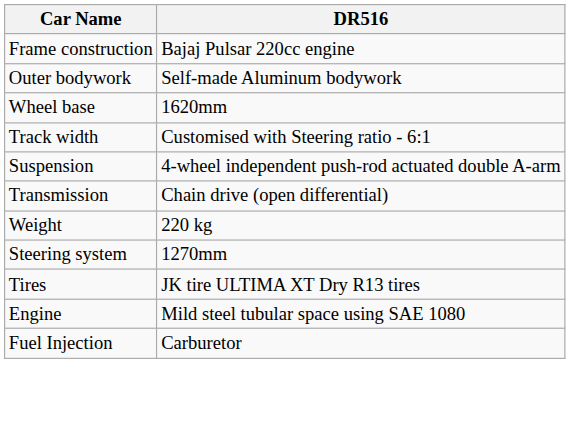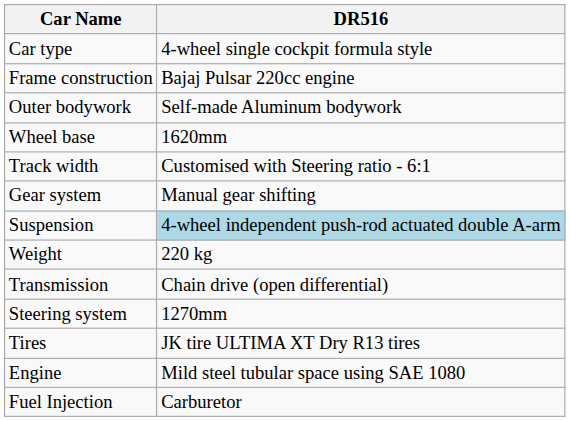+ row: (41, 48)
+ row: (55, 195)
(361, 166) no background -> (361, 225) lightblue background
rows swapped: (35, 225) <-> (59, 195)
